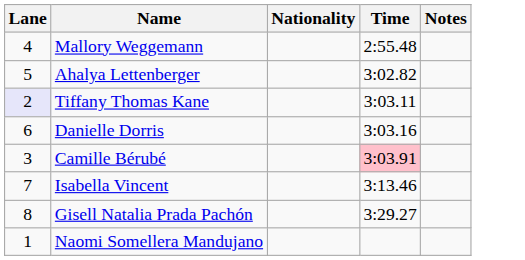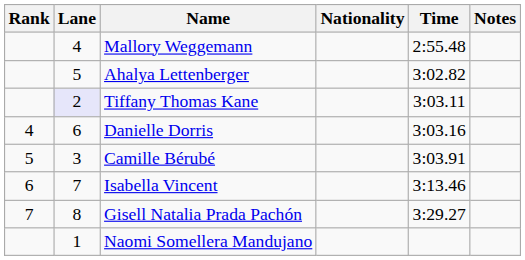+ column: (29, 18)
(390, 158) pink background -> (439, 158) no background
